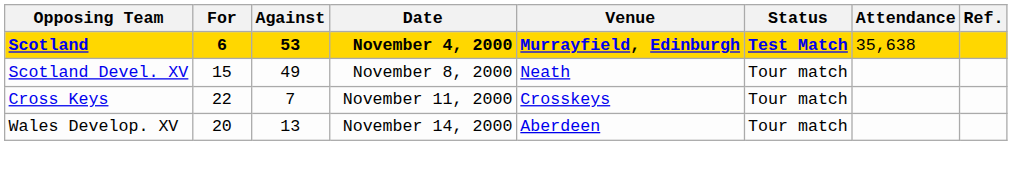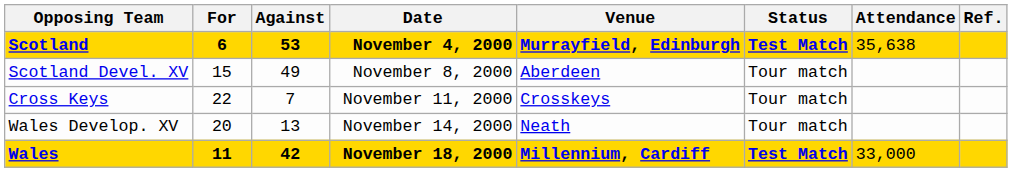(545, 72) Neath -> (560, 72) Aberdeen
(560, 127) Aberdeen -> (545, 127) Neath
+ row: (34, 154)
